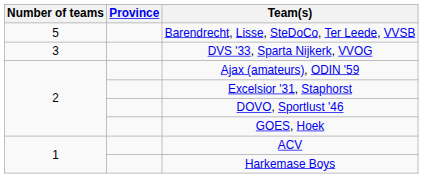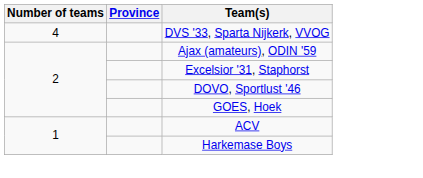- row: (290, 32)
(55, 51) 3 -> (55, 32) 4
